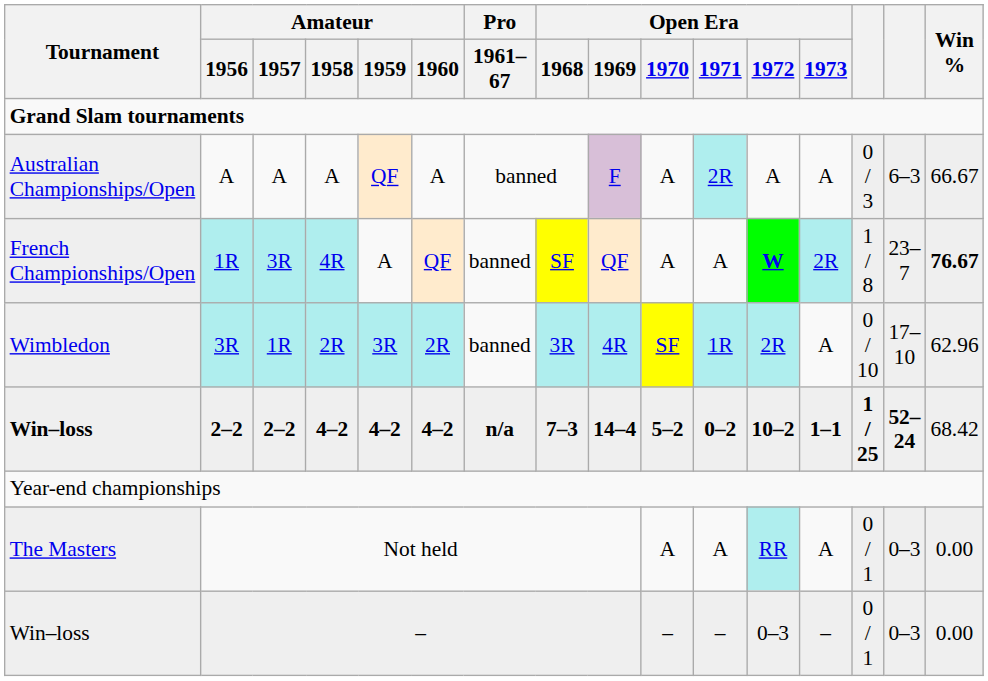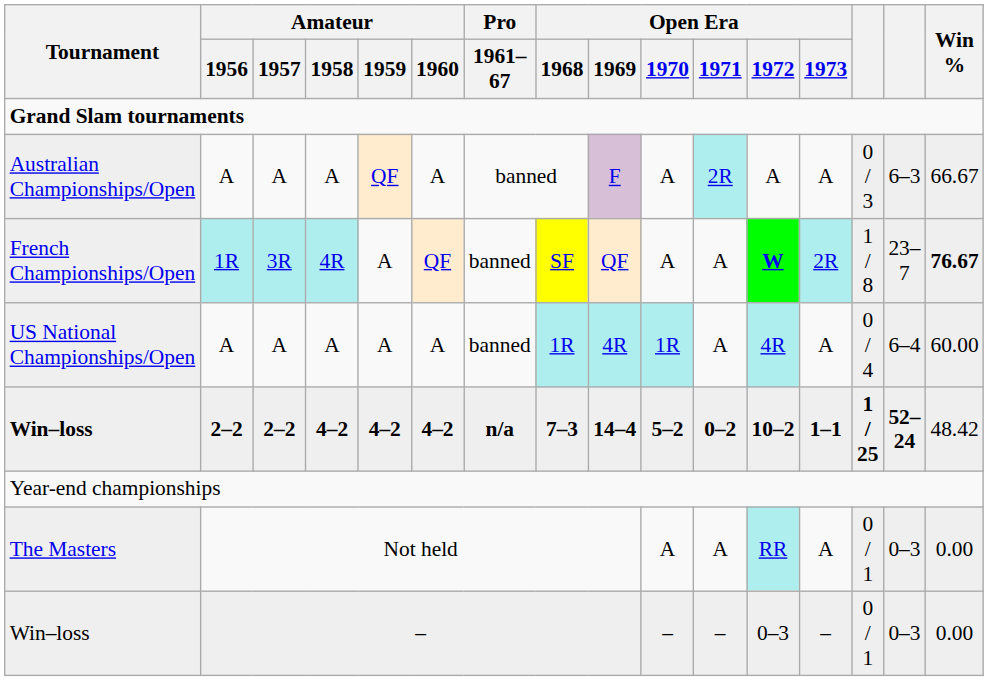- row: (60, 344)
+ row: (102, 344)
(955, 428) 68.42 -> (955, 428) 48.42
